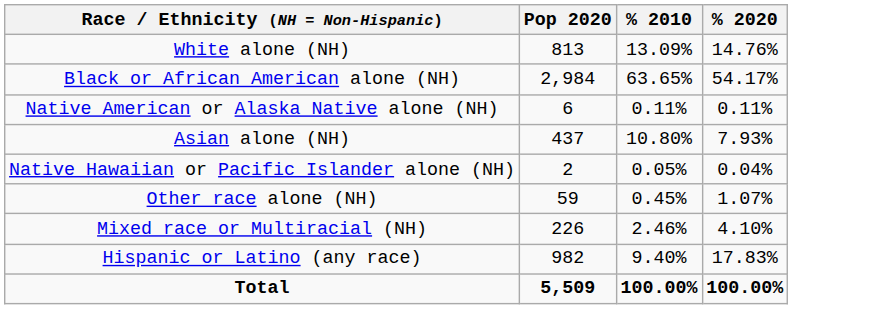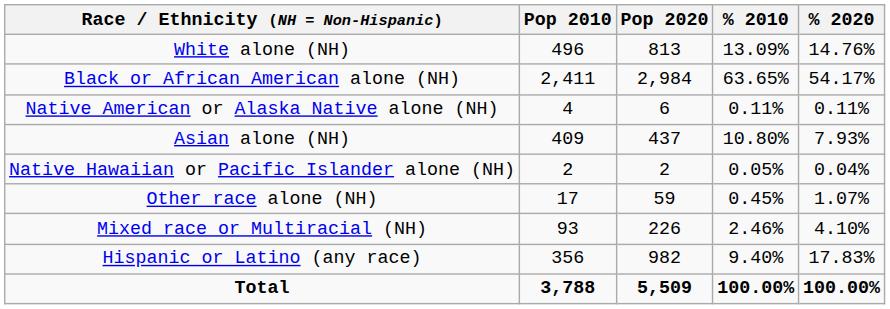+ column: (568, 20)
